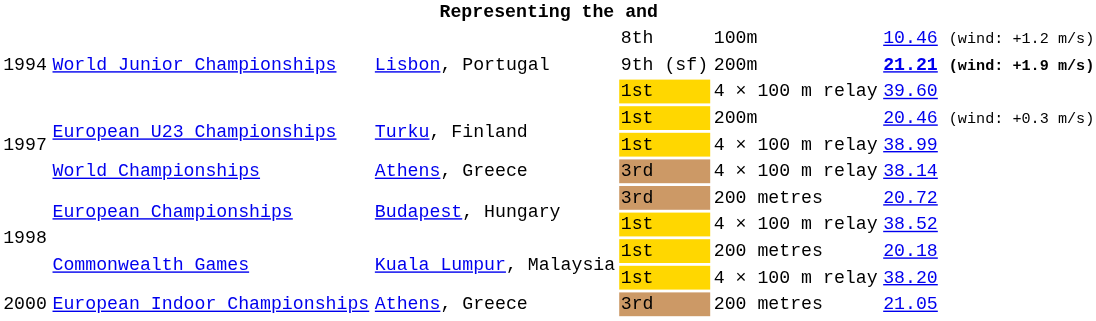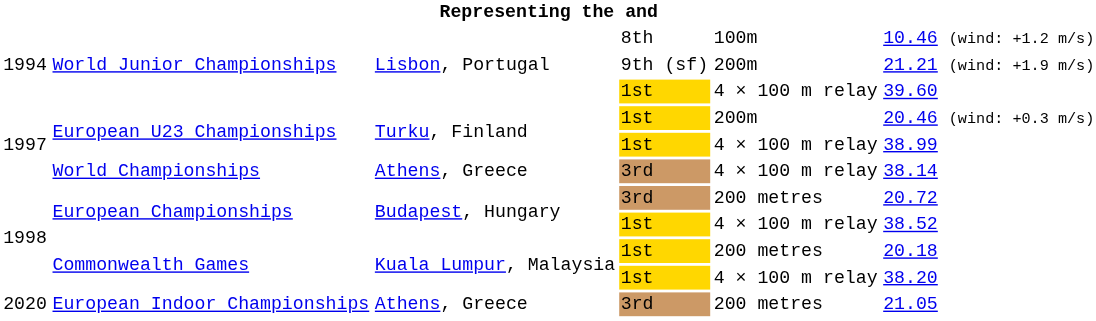(989, 65) bold -> (989, 65) normal
(25, 304) 2000 -> (25, 304) 2020
